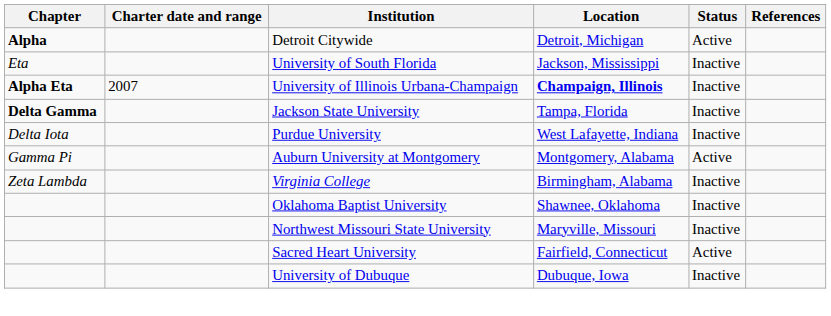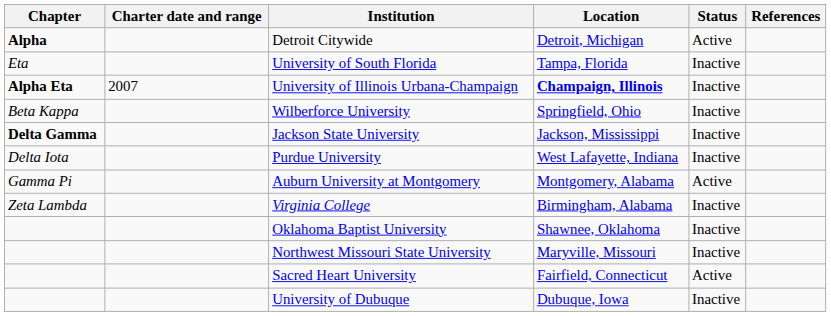(598, 63) Jackson, Mississippi -> (582, 63) Tampa, Florida
+ row: (341, 110)
(582, 110) Tampa, Florida -> (598, 134) Jackson, Mississippi
